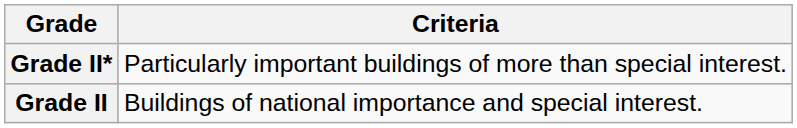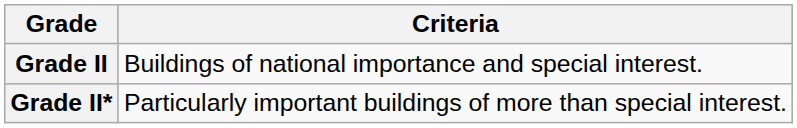rows swapped: (61, 63) <-> (61, 102)
